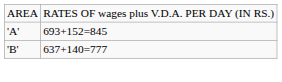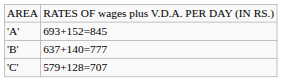+ row: (13, 67)
